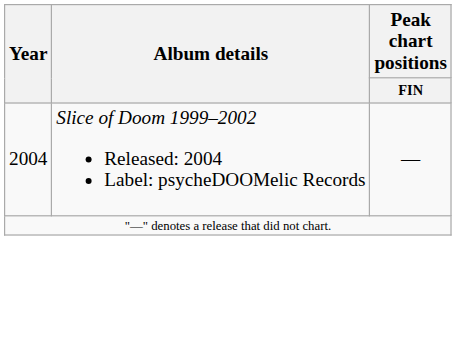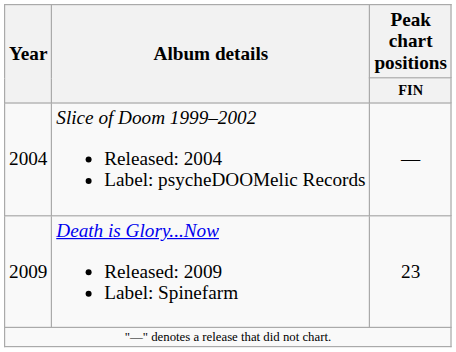+ row: (211, 262)
